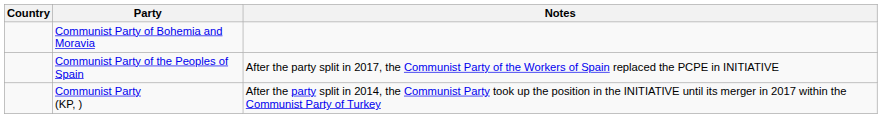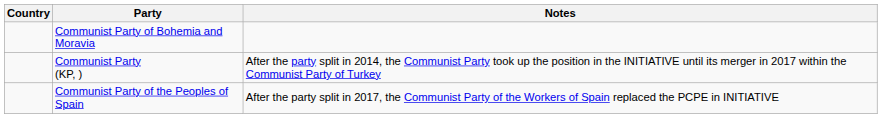rows swapped: (98, 98) <-> (142, 67)
